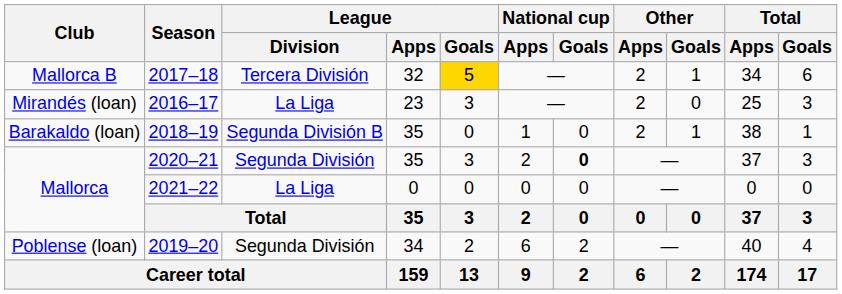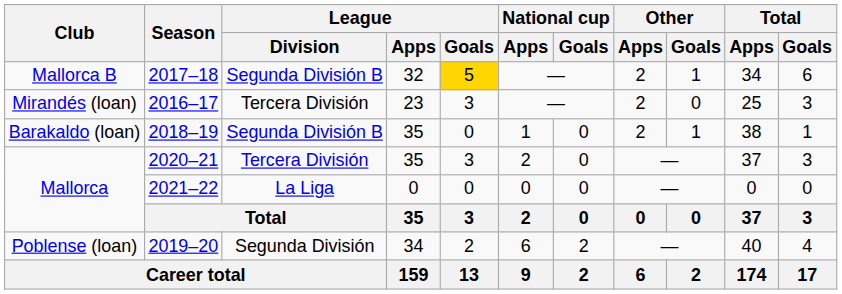(305, 75) Tercera División -> (305, 75) Segunda División B
(305, 103) La Liga -> (305, 103) Tercera División
(305, 160) Segunda División -> (305, 160) Tercera División
(584, 160) bold -> (584, 160) normal
